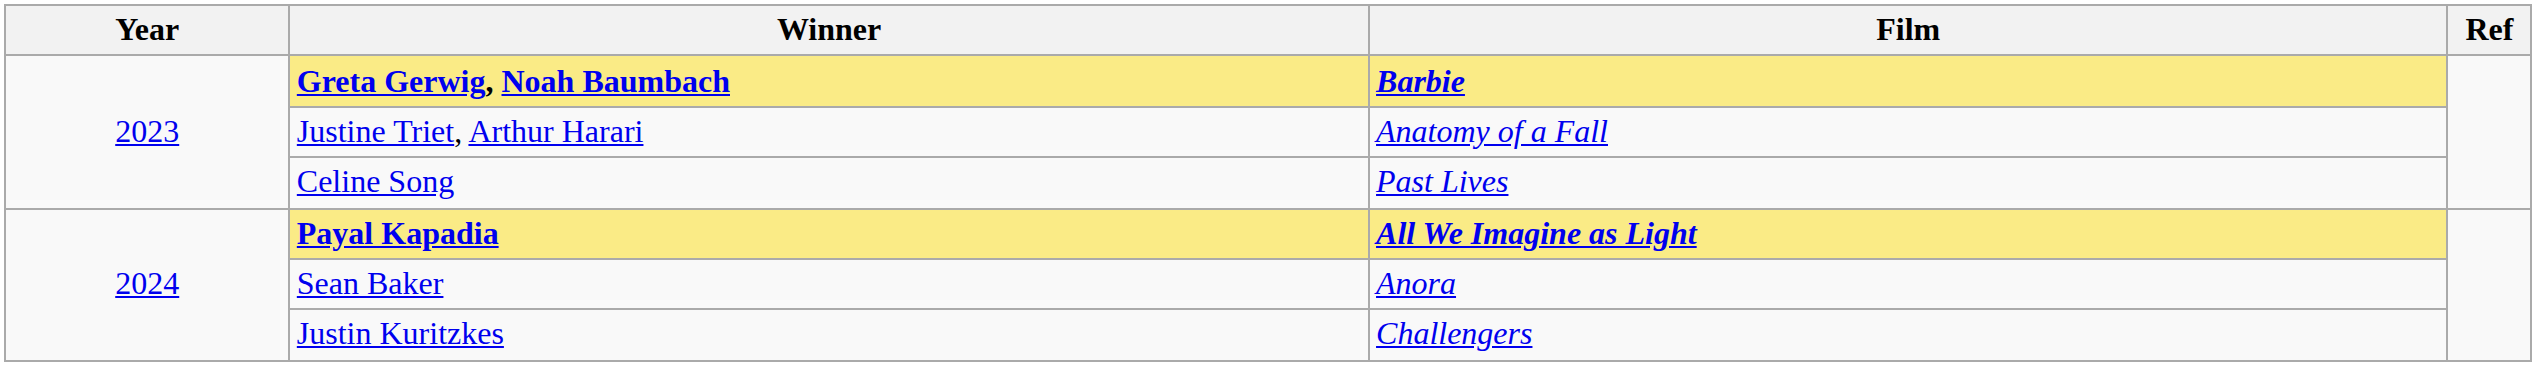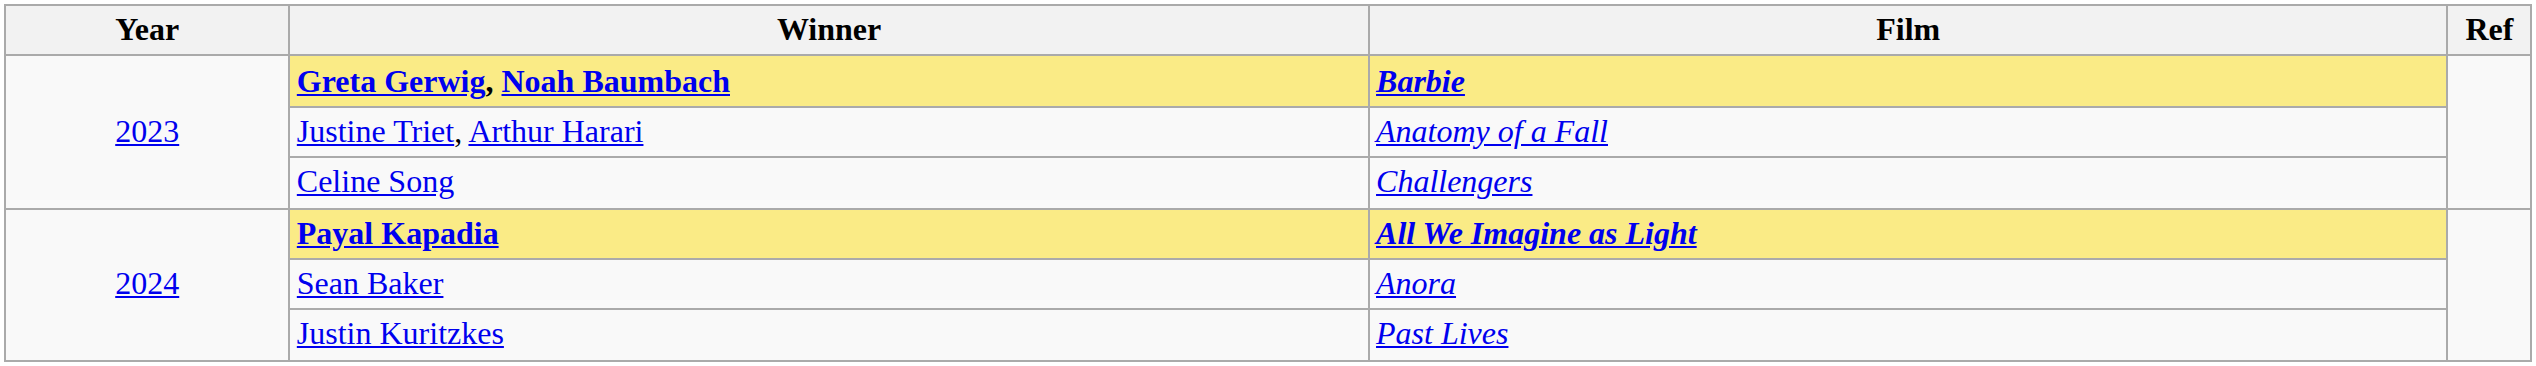(1442, 182) Past Lives -> (1454, 182) Challengers
(1454, 334) Challengers -> (1442, 334) Past Lives
